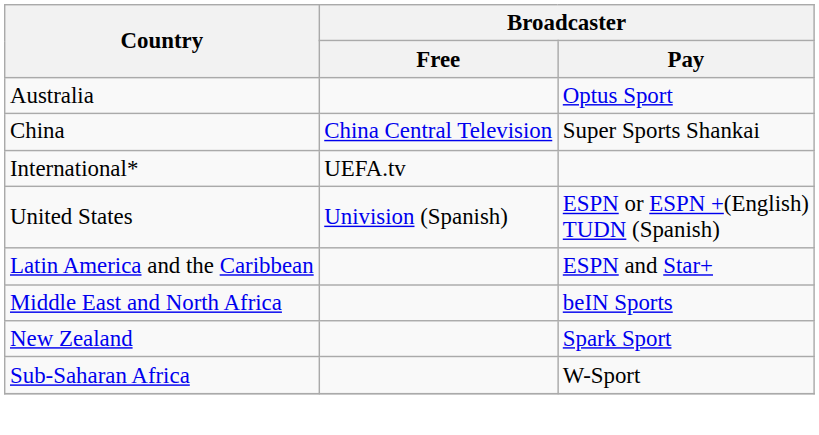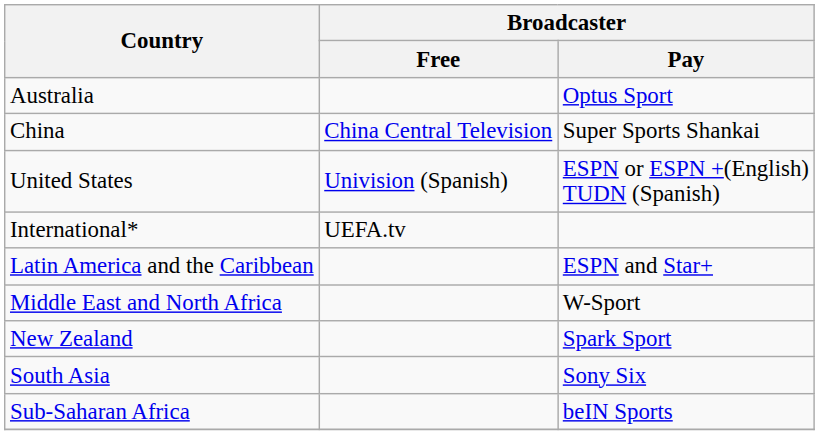rows swapped: (71, 216) <-> (74, 167)
(618, 302) beIN Sports -> (602, 302) W-Sport
+ row: (60, 374)
(602, 374) W-Sport -> (618, 411) beIN Sports
